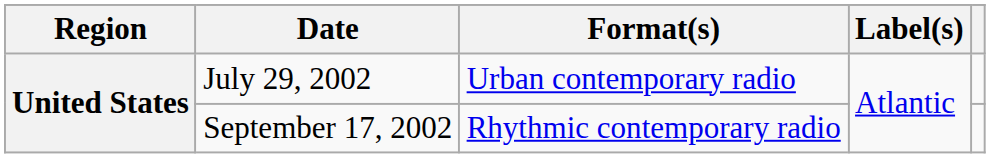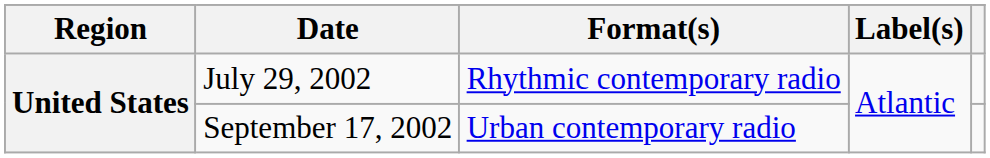(631, 78) Urban contemporary radio -> (654, 78) Rhythmic contemporary radio
(654, 127) Rhythmic contemporary radio -> (631, 127) Urban contemporary radio
